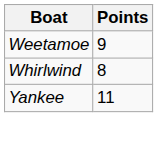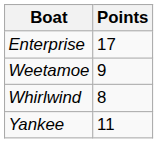+ row: (47, 44)
